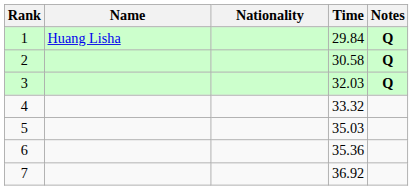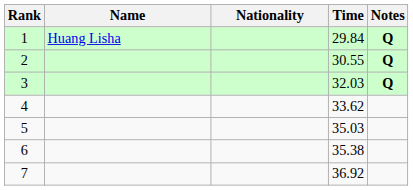(348, 60) 30.58 -> (348, 60) 30.55
(348, 106) 33.32 -> (348, 106) 33.62
(348, 151) 35.36 -> (348, 151) 35.38
